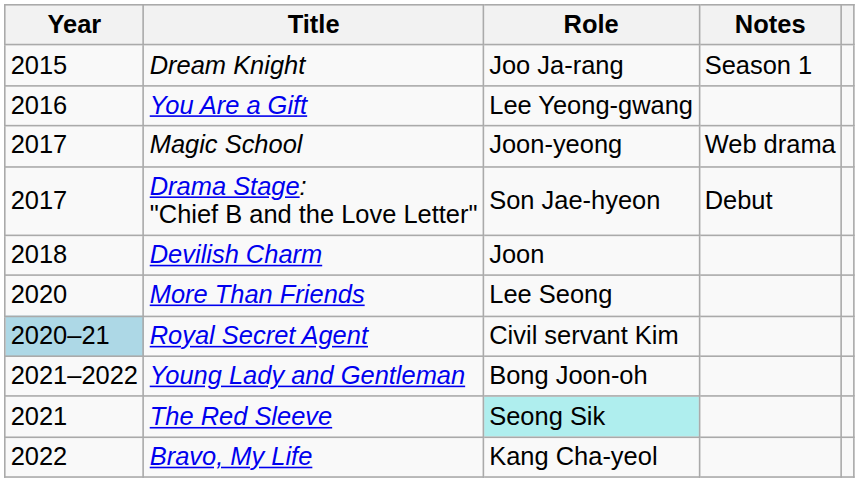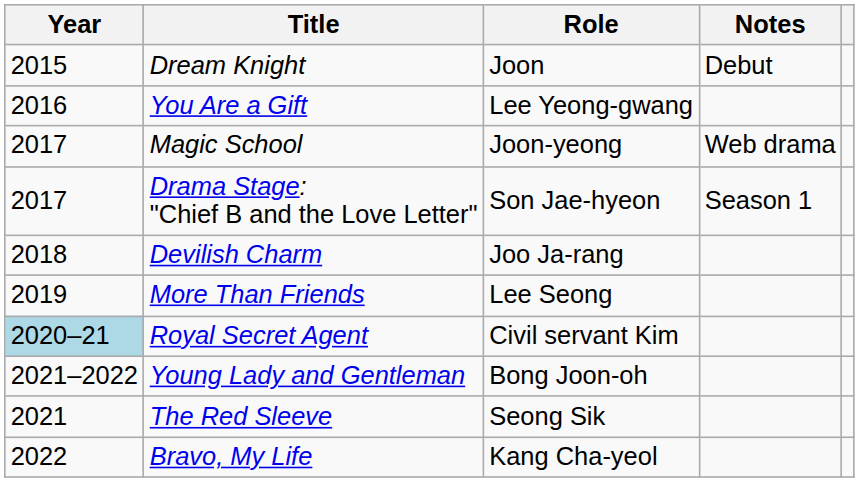(556, 65) Joo Ja-rang -> (517, 65) Joon
(758, 65) Season 1 -> (739, 65) Debut
(739, 200) Debut -> (758, 200) Season 1
(517, 255) Joon -> (556, 255) Joo Ja-rang
(39, 295) 2020 -> (39, 295) 2019
(547, 416) paleturquoise background -> (547, 416) no background
